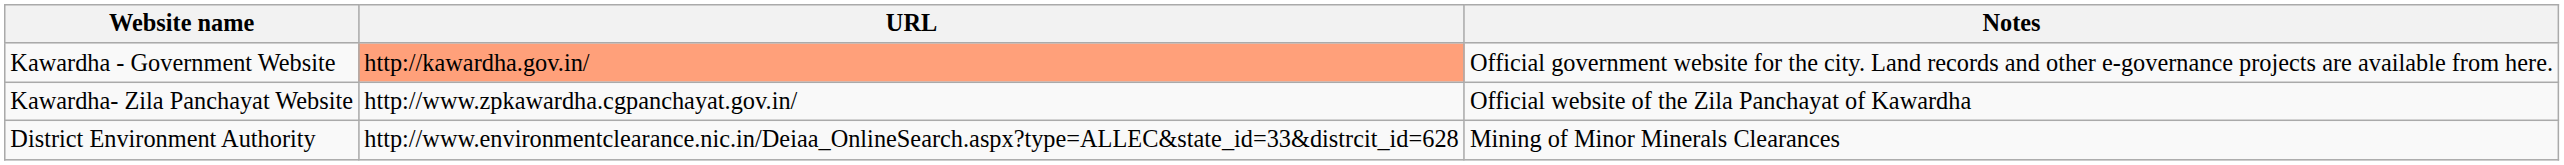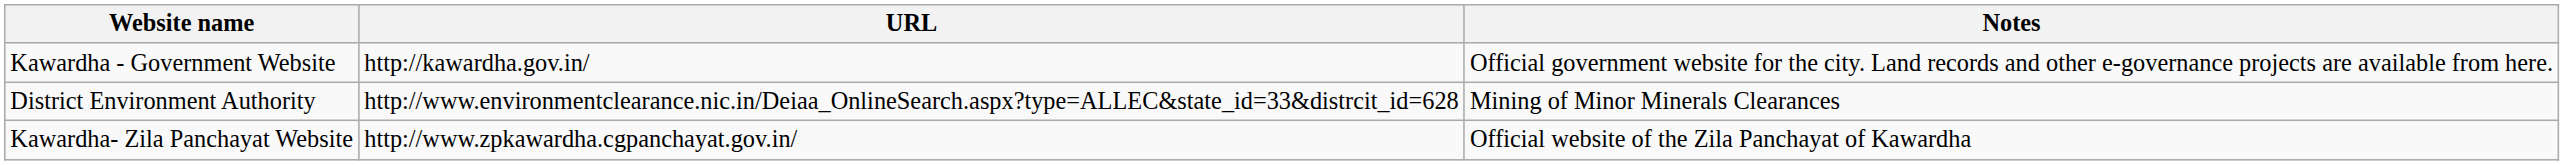(477, 62) lightsalmon background -> (477, 62) no background
rows swapped: (163, 139) <-> (182, 100)
